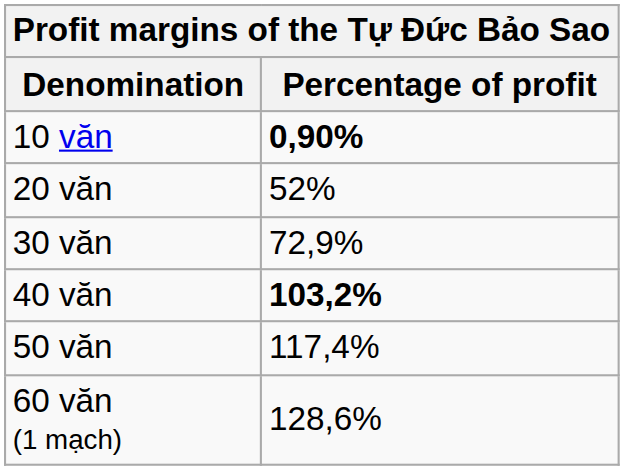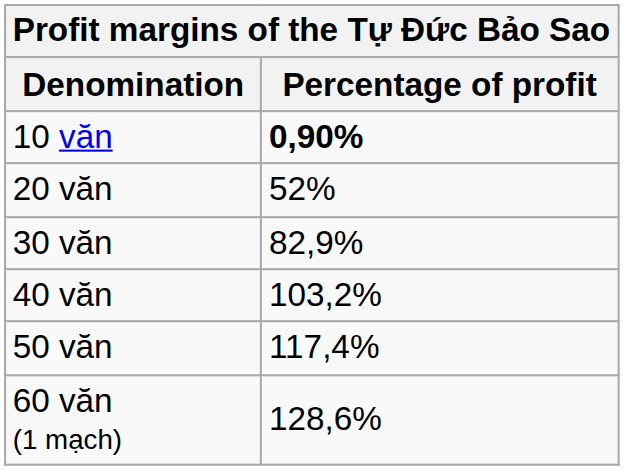(316, 242) 72,9% -> (316, 242) 82,9%
(326, 294) bold -> (326, 294) normal
